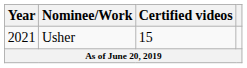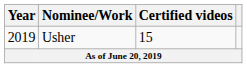(22, 37) 2021 -> (22, 37) 2019
